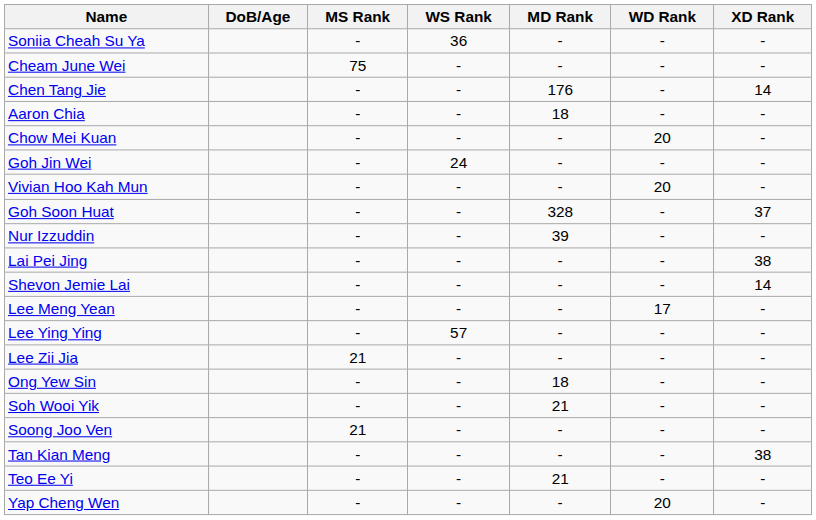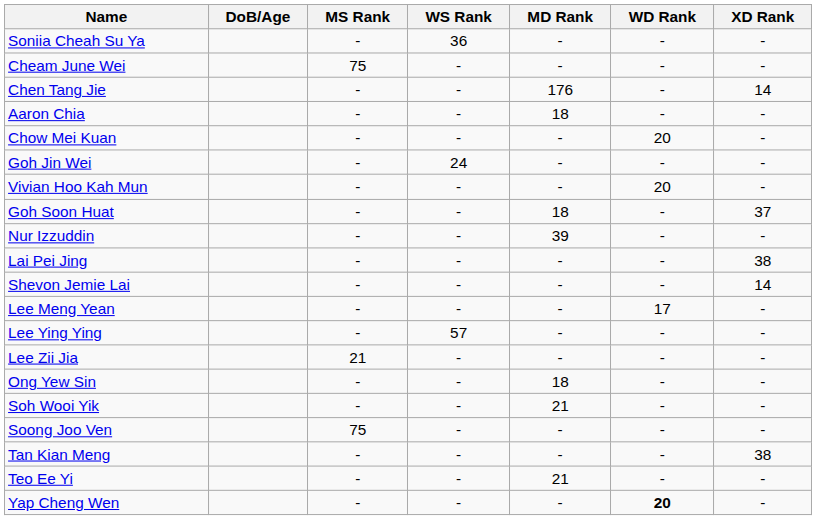(560, 211) 328 -> (560, 211) 18
(358, 430) 21 -> (358, 430) 75
(662, 503) normal -> (662, 503) bold
